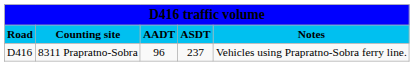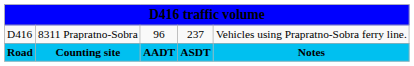rows swapped: (20, 34) <-> (20, 52)
